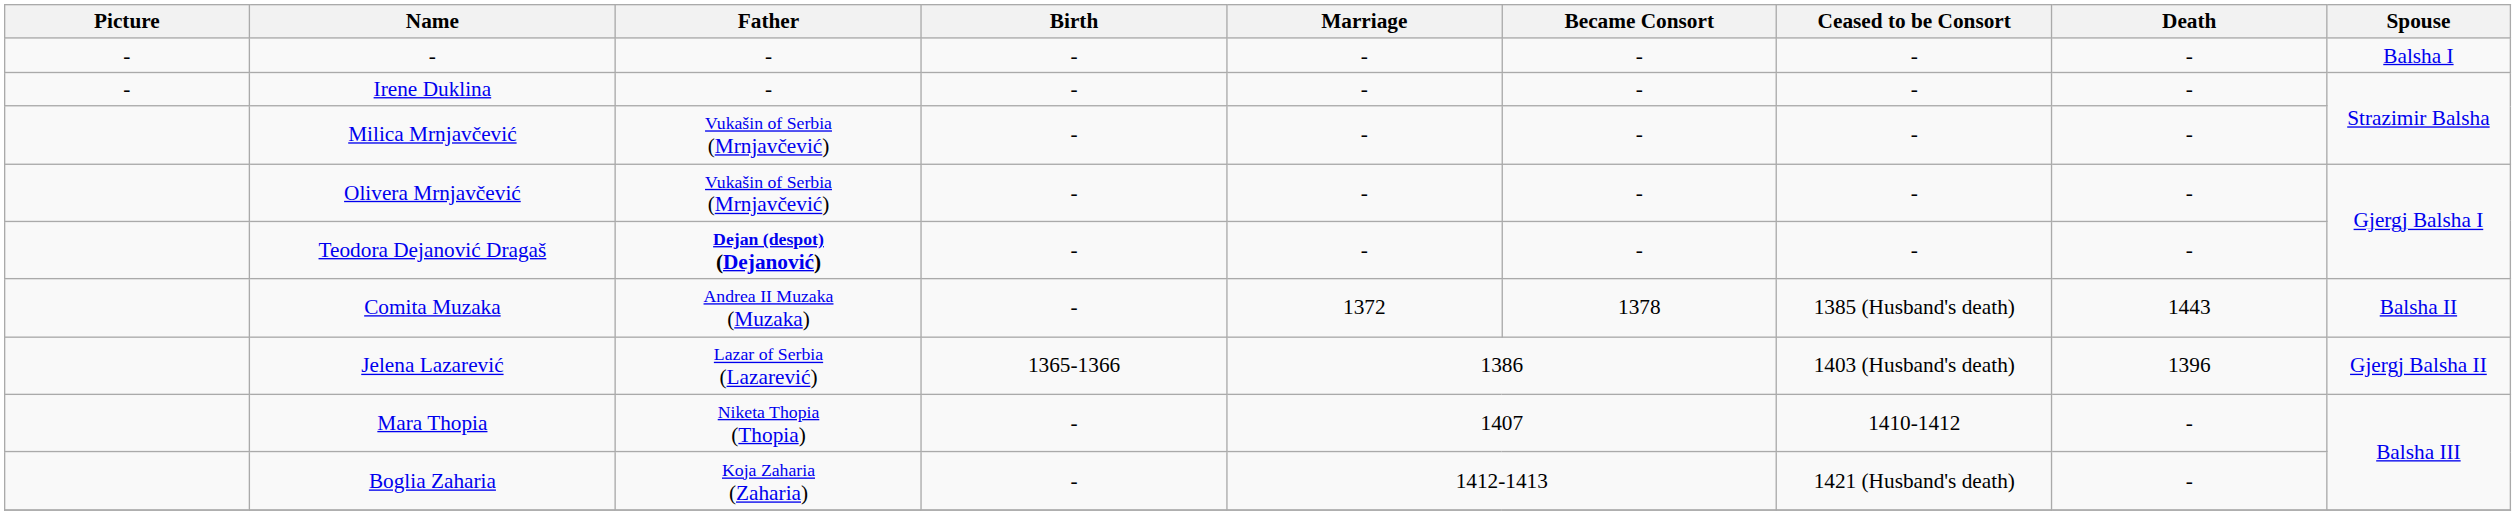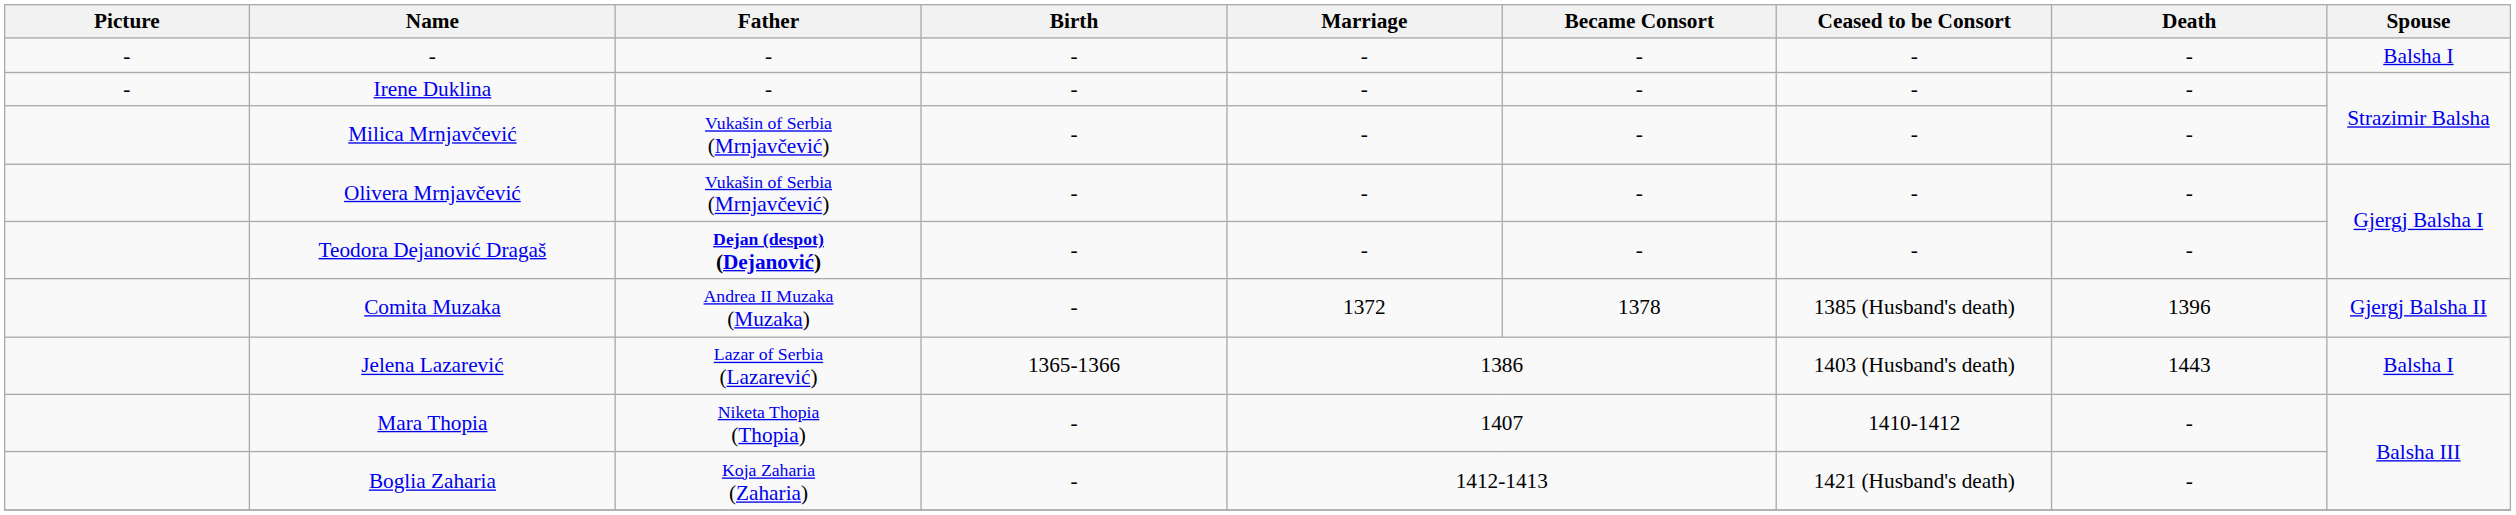(2189, 307) 1443 -> (2189, 307) 1396
(2418, 307) Balsha II -> (2418, 307) Gjergj Balsha II
(2189, 365) 1396 -> (2189, 365) 1443
(2418, 365) Gjergj Balsha II -> (2418, 365) Balsha I
